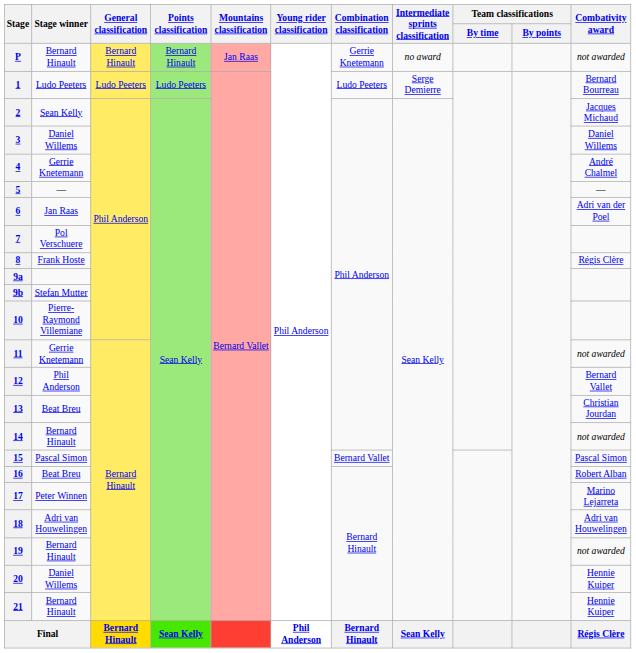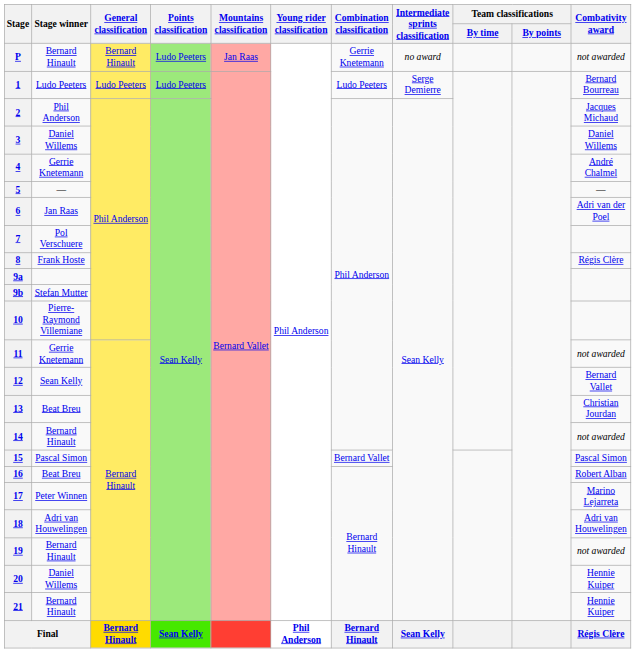(181, 57) Bernard Hinault -> (181, 57) Ludo Peeters
(61, 112) Sean Kelly -> (61, 112) Phil Anderson
(61, 381) Phil Anderson -> (61, 381) Sean Kelly
